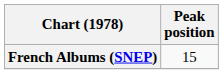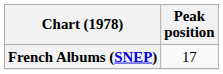(189, 56) 15 -> (189, 56) 17
